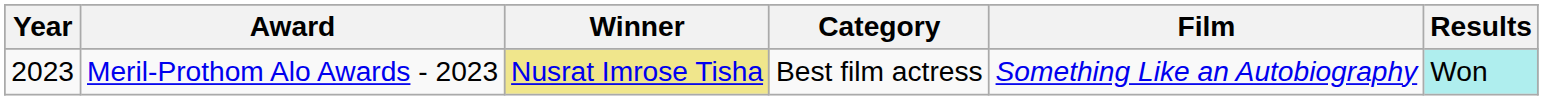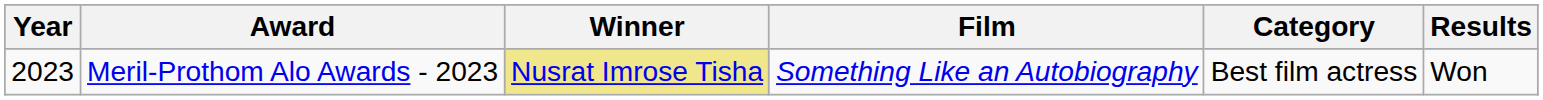columns swapped: (879, 26) <-> (1206, 26)
(1459, 71) paleturquoise background -> (1459, 71) no background
